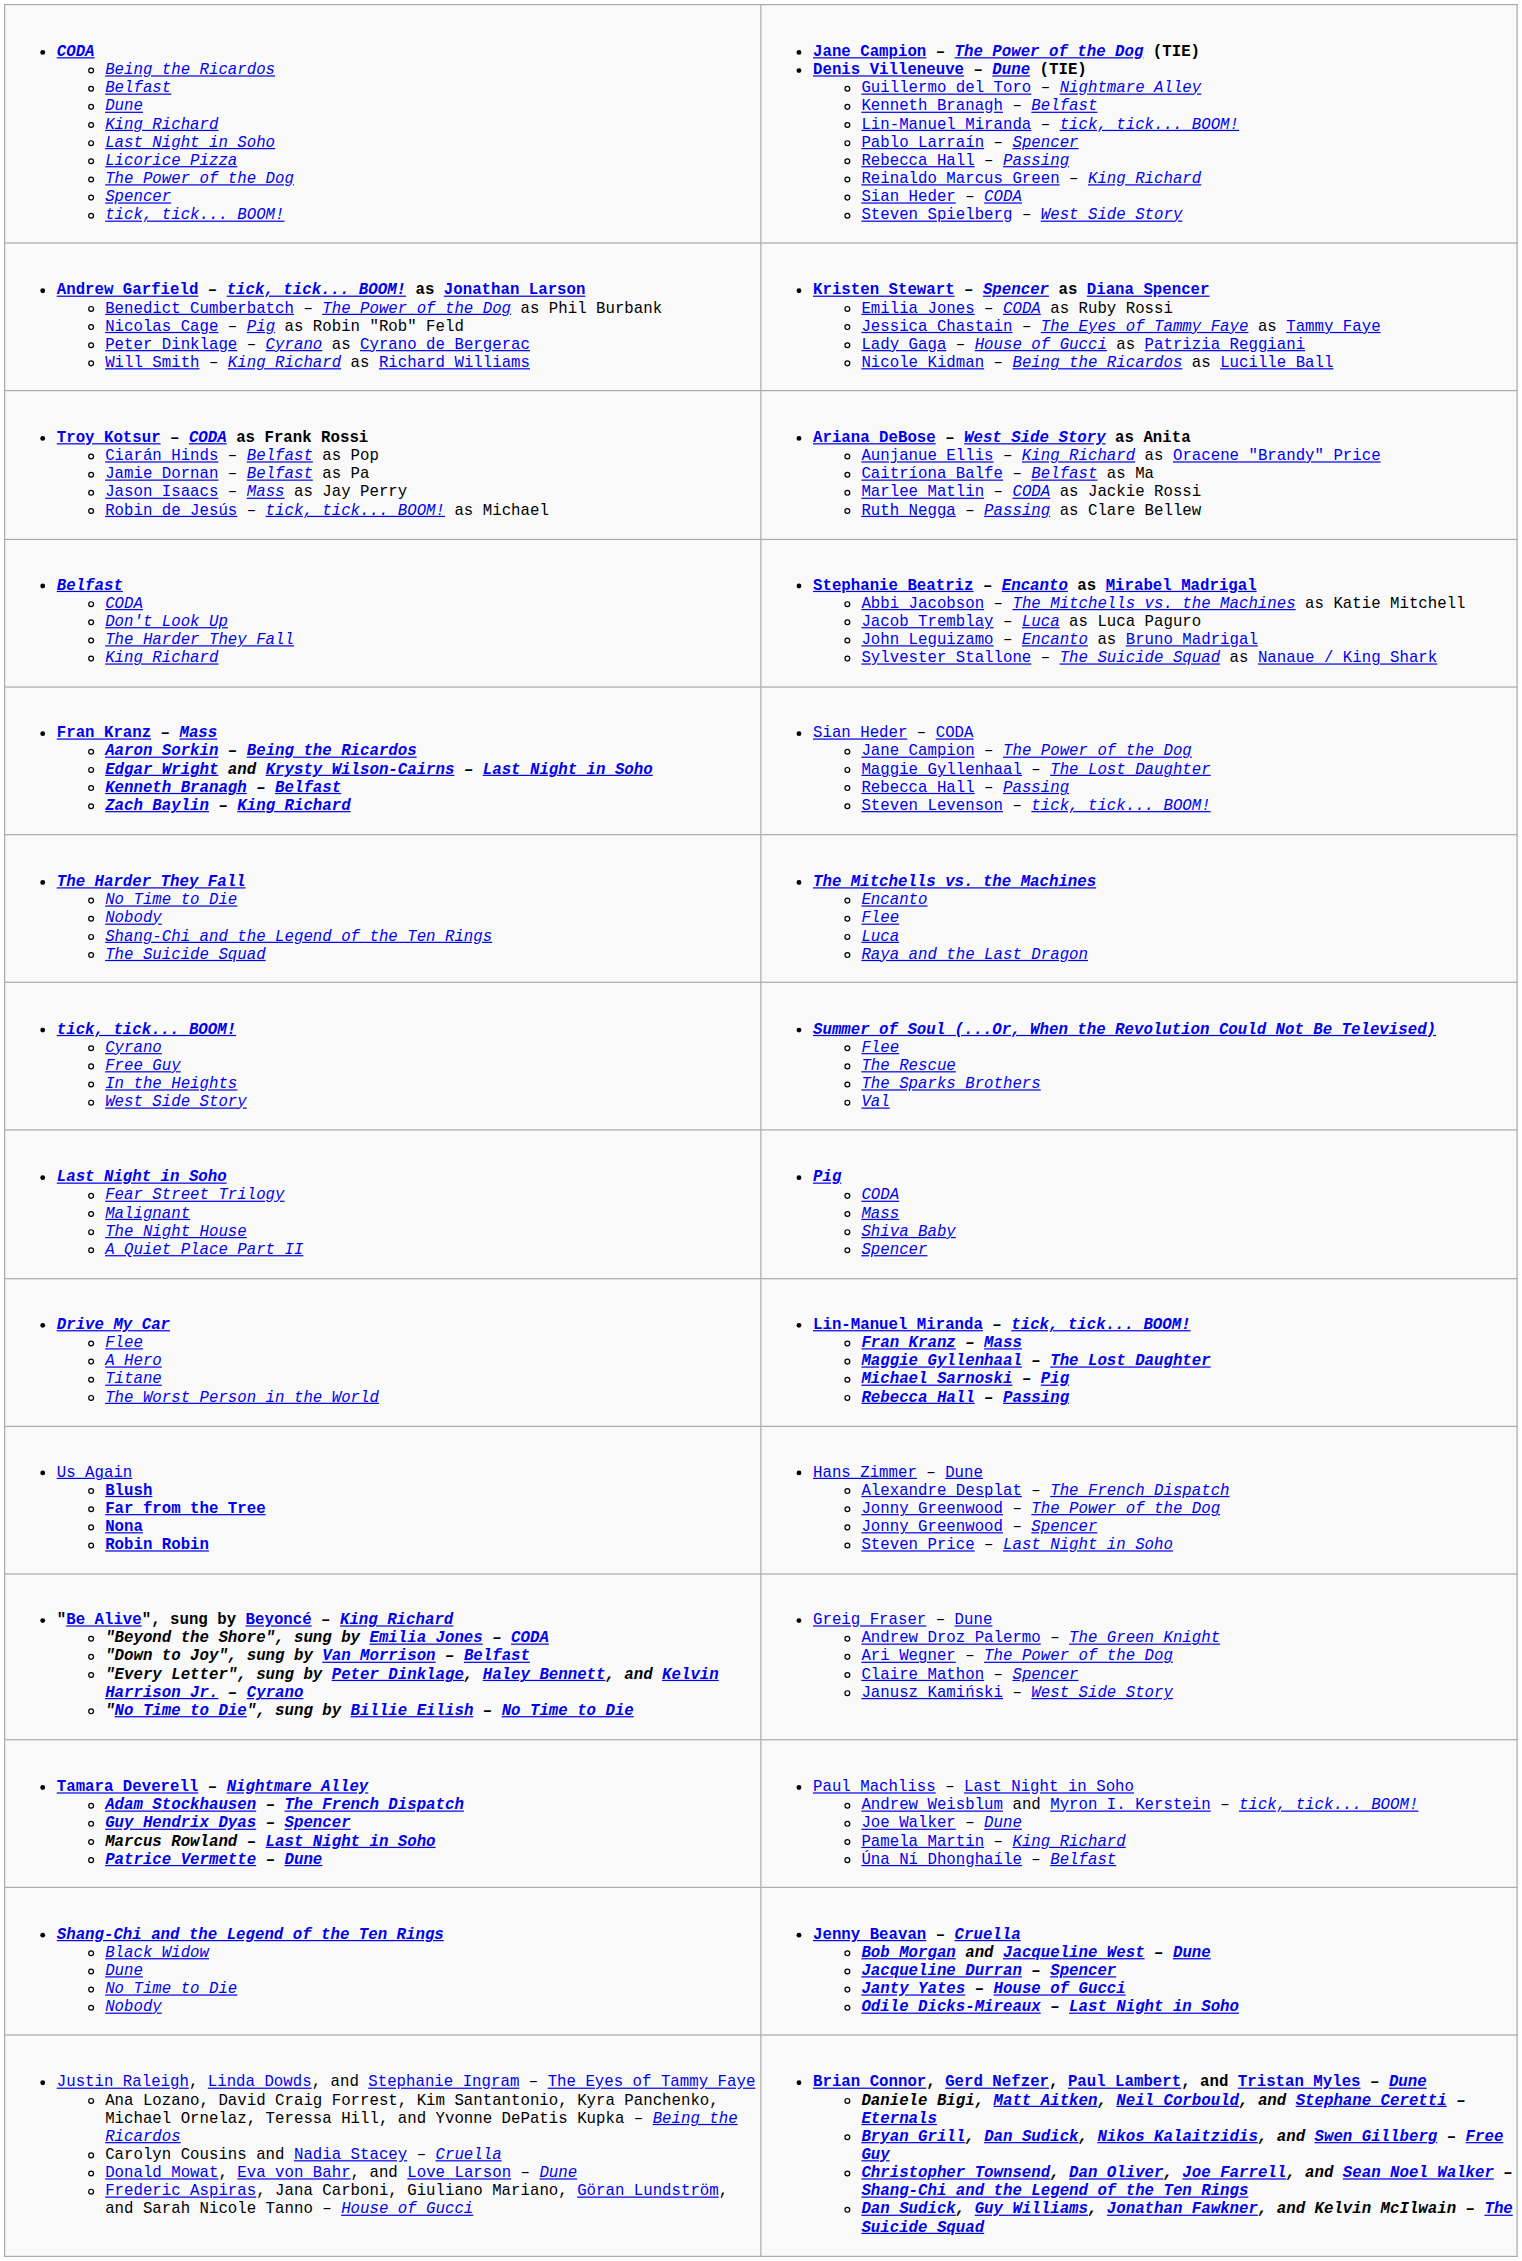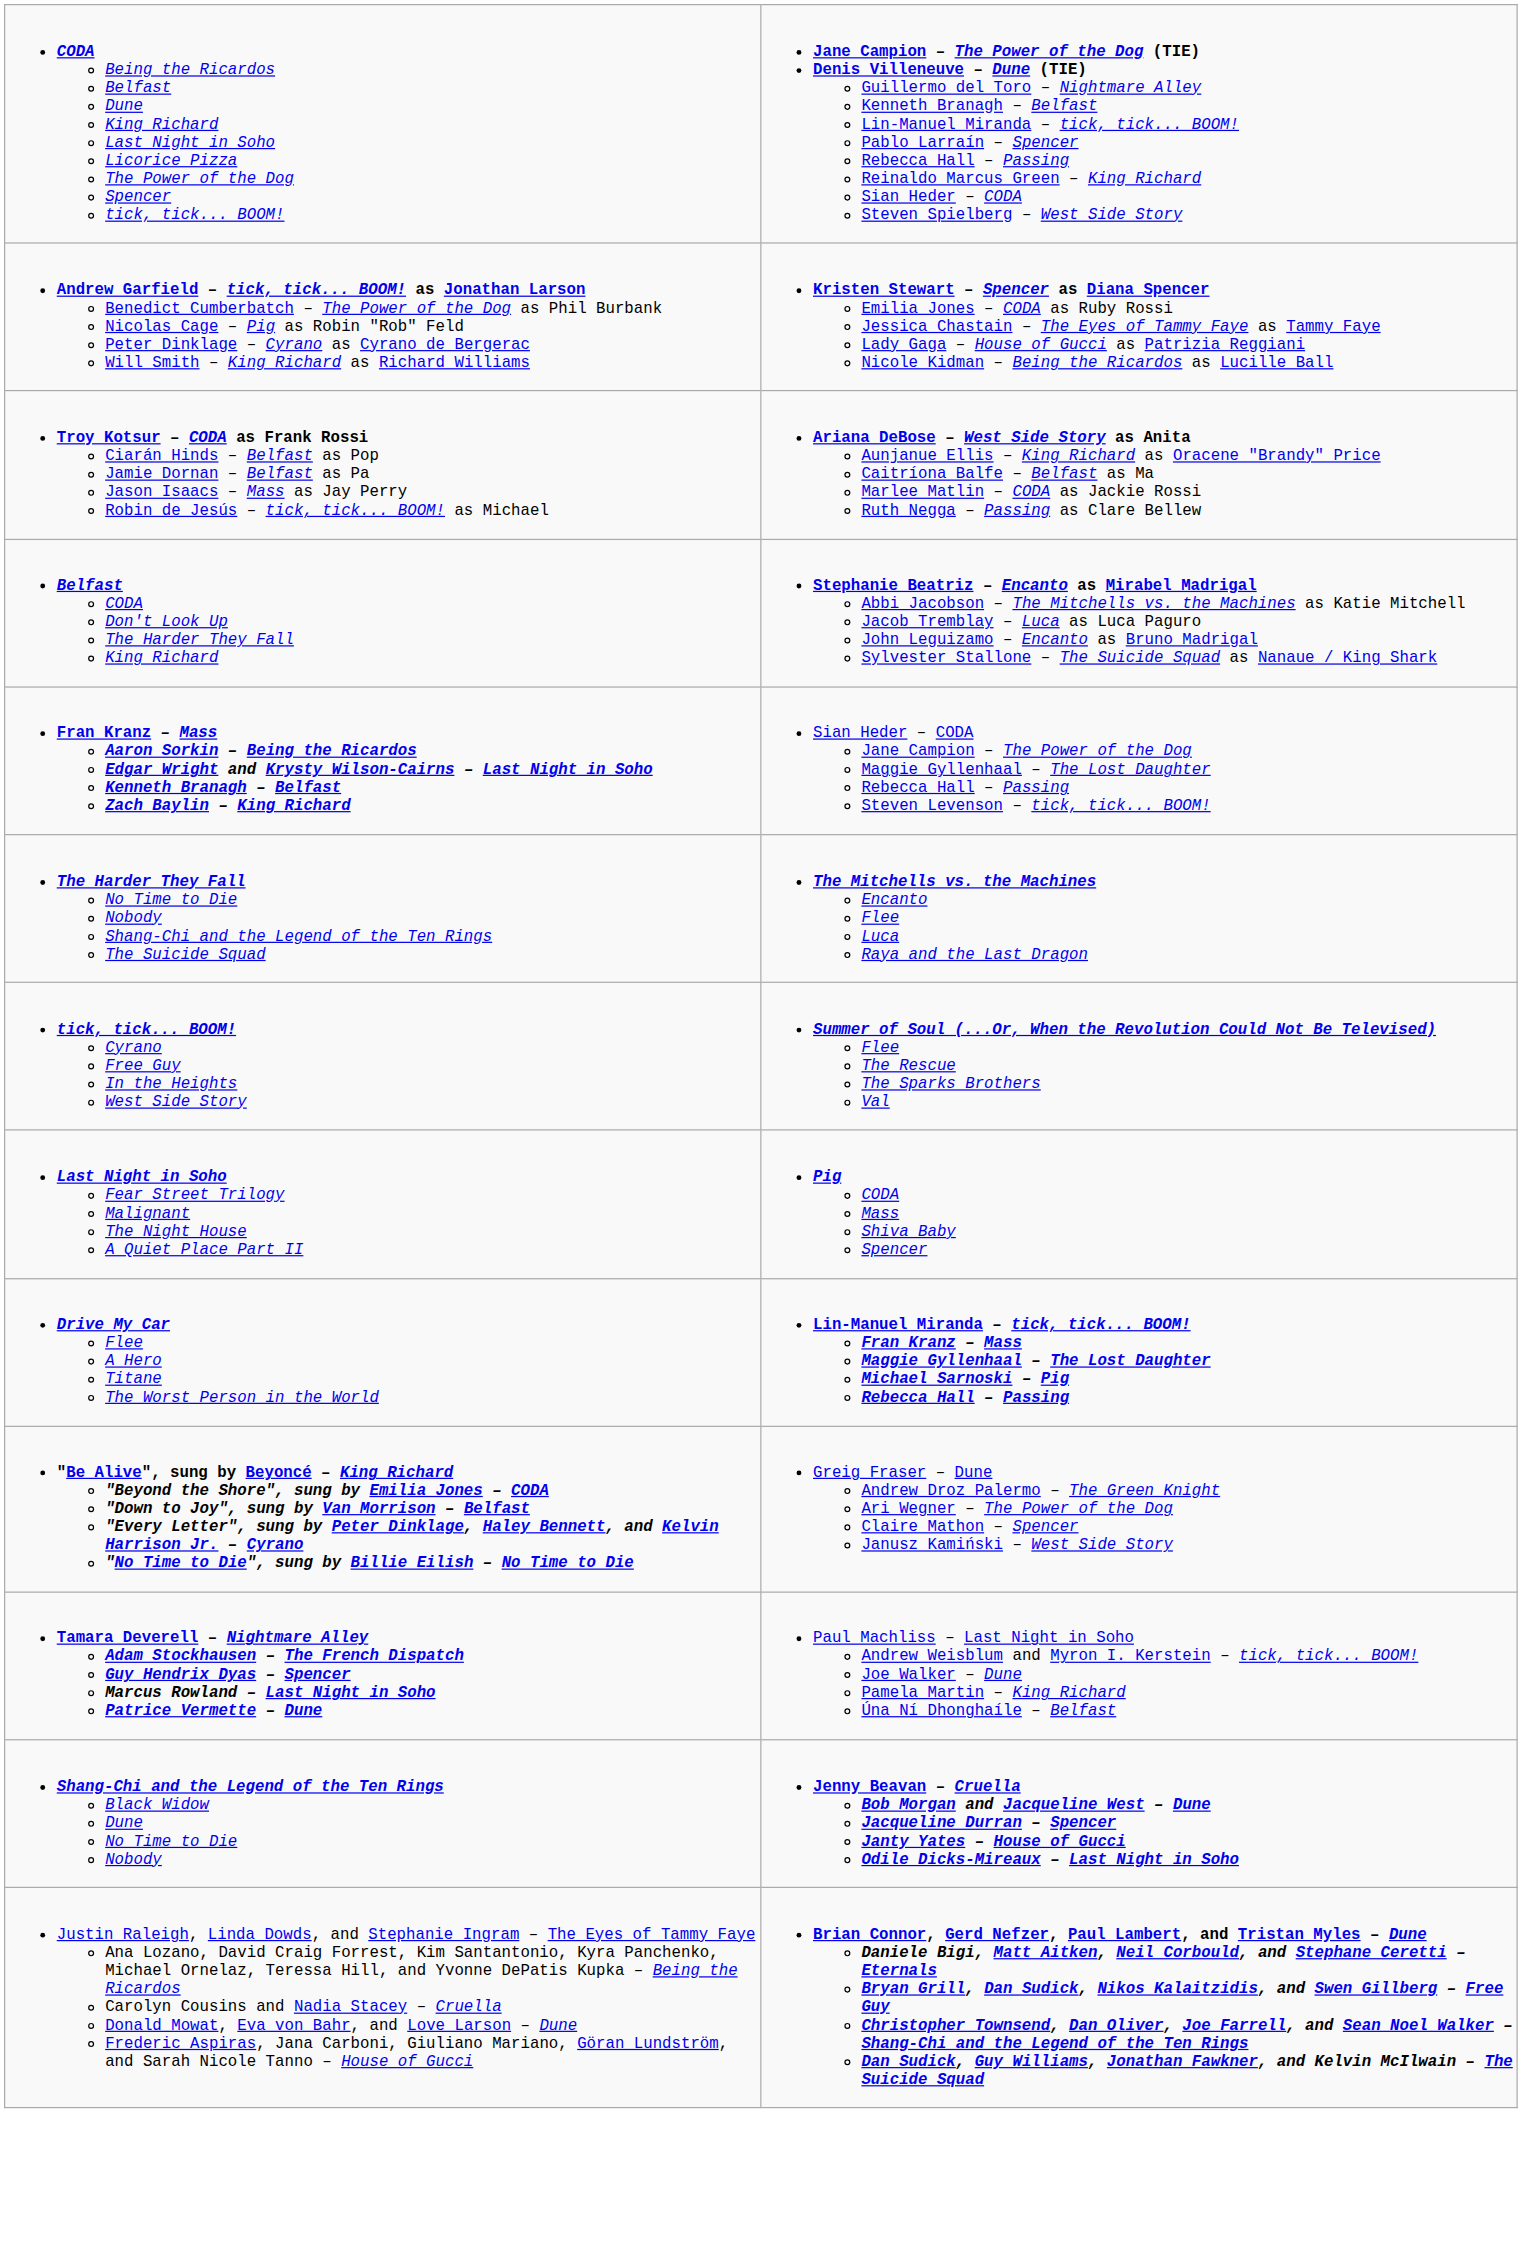- row: (383, 1509)
